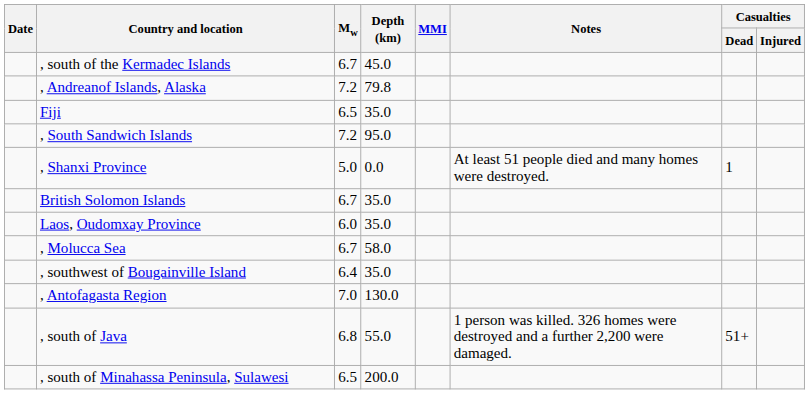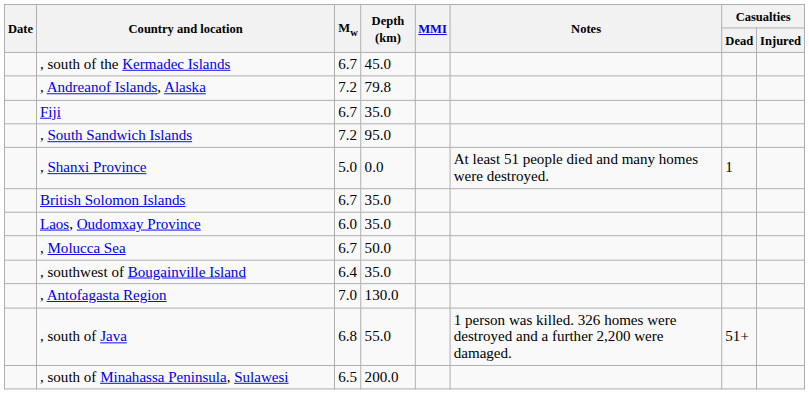(348, 111) 6.5 -> (348, 111) 6.7
(378, 248) 58.0 -> (378, 248) 50.0
